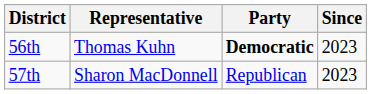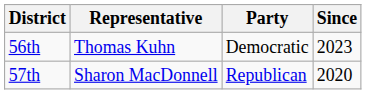(270, 46) bold -> (267, 46) normal
(339, 74) 2023 -> (335, 74) 2020
